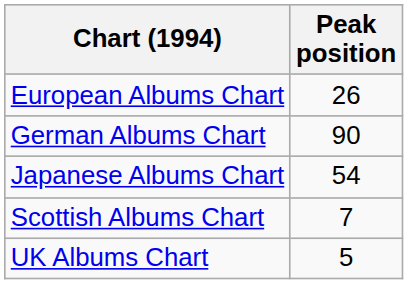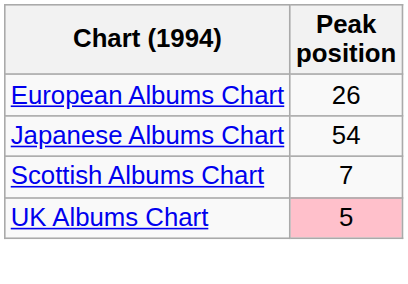- row: (138, 135)
(346, 258) no background -> (346, 217) pink background
